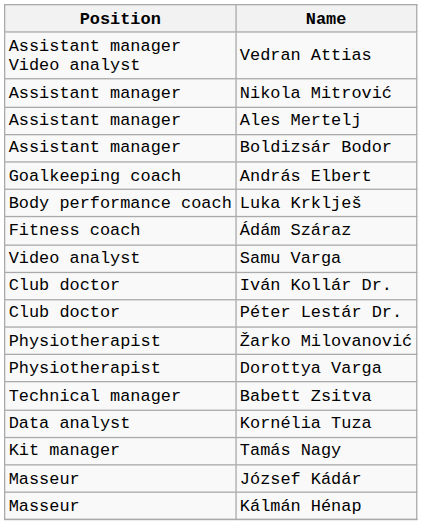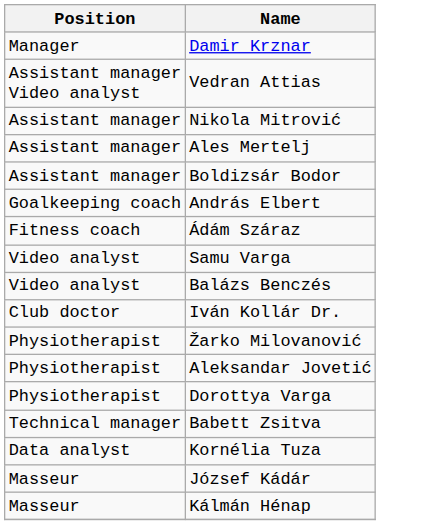+ row: (250, 46)
- row: (301, 203)
+ row: (260, 286)
- row: (321, 313)
+ row: (280, 368)
- row: (291, 451)
